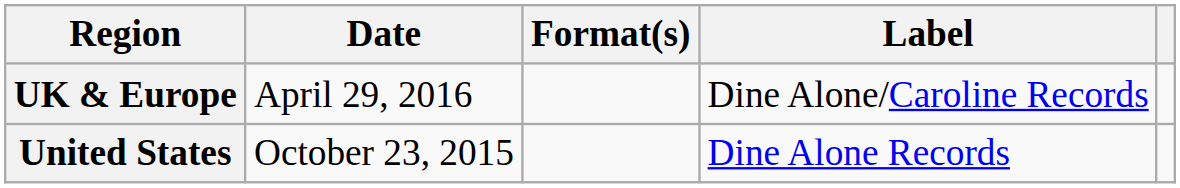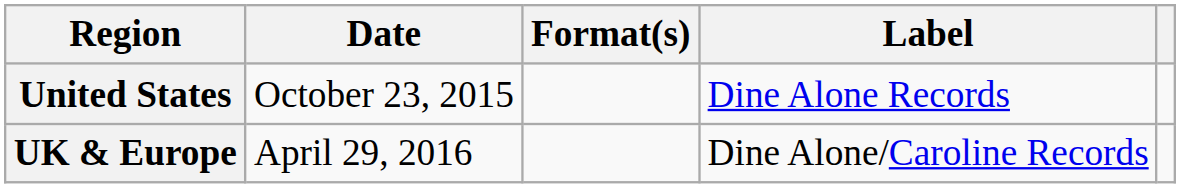rows swapped: (125, 152) <-> (125, 93)
